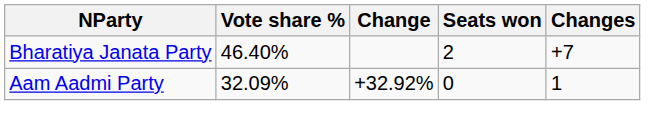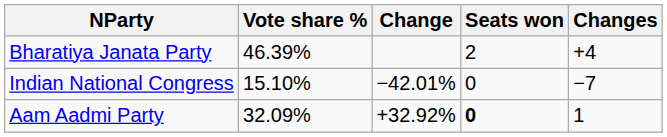(255, 52) 46.40% -> (277, 52) 46.39%
(562, 52) +7 -> (585, 52) +4
+ row: (122, 83)
(448, 83) normal -> (471, 115) bold
